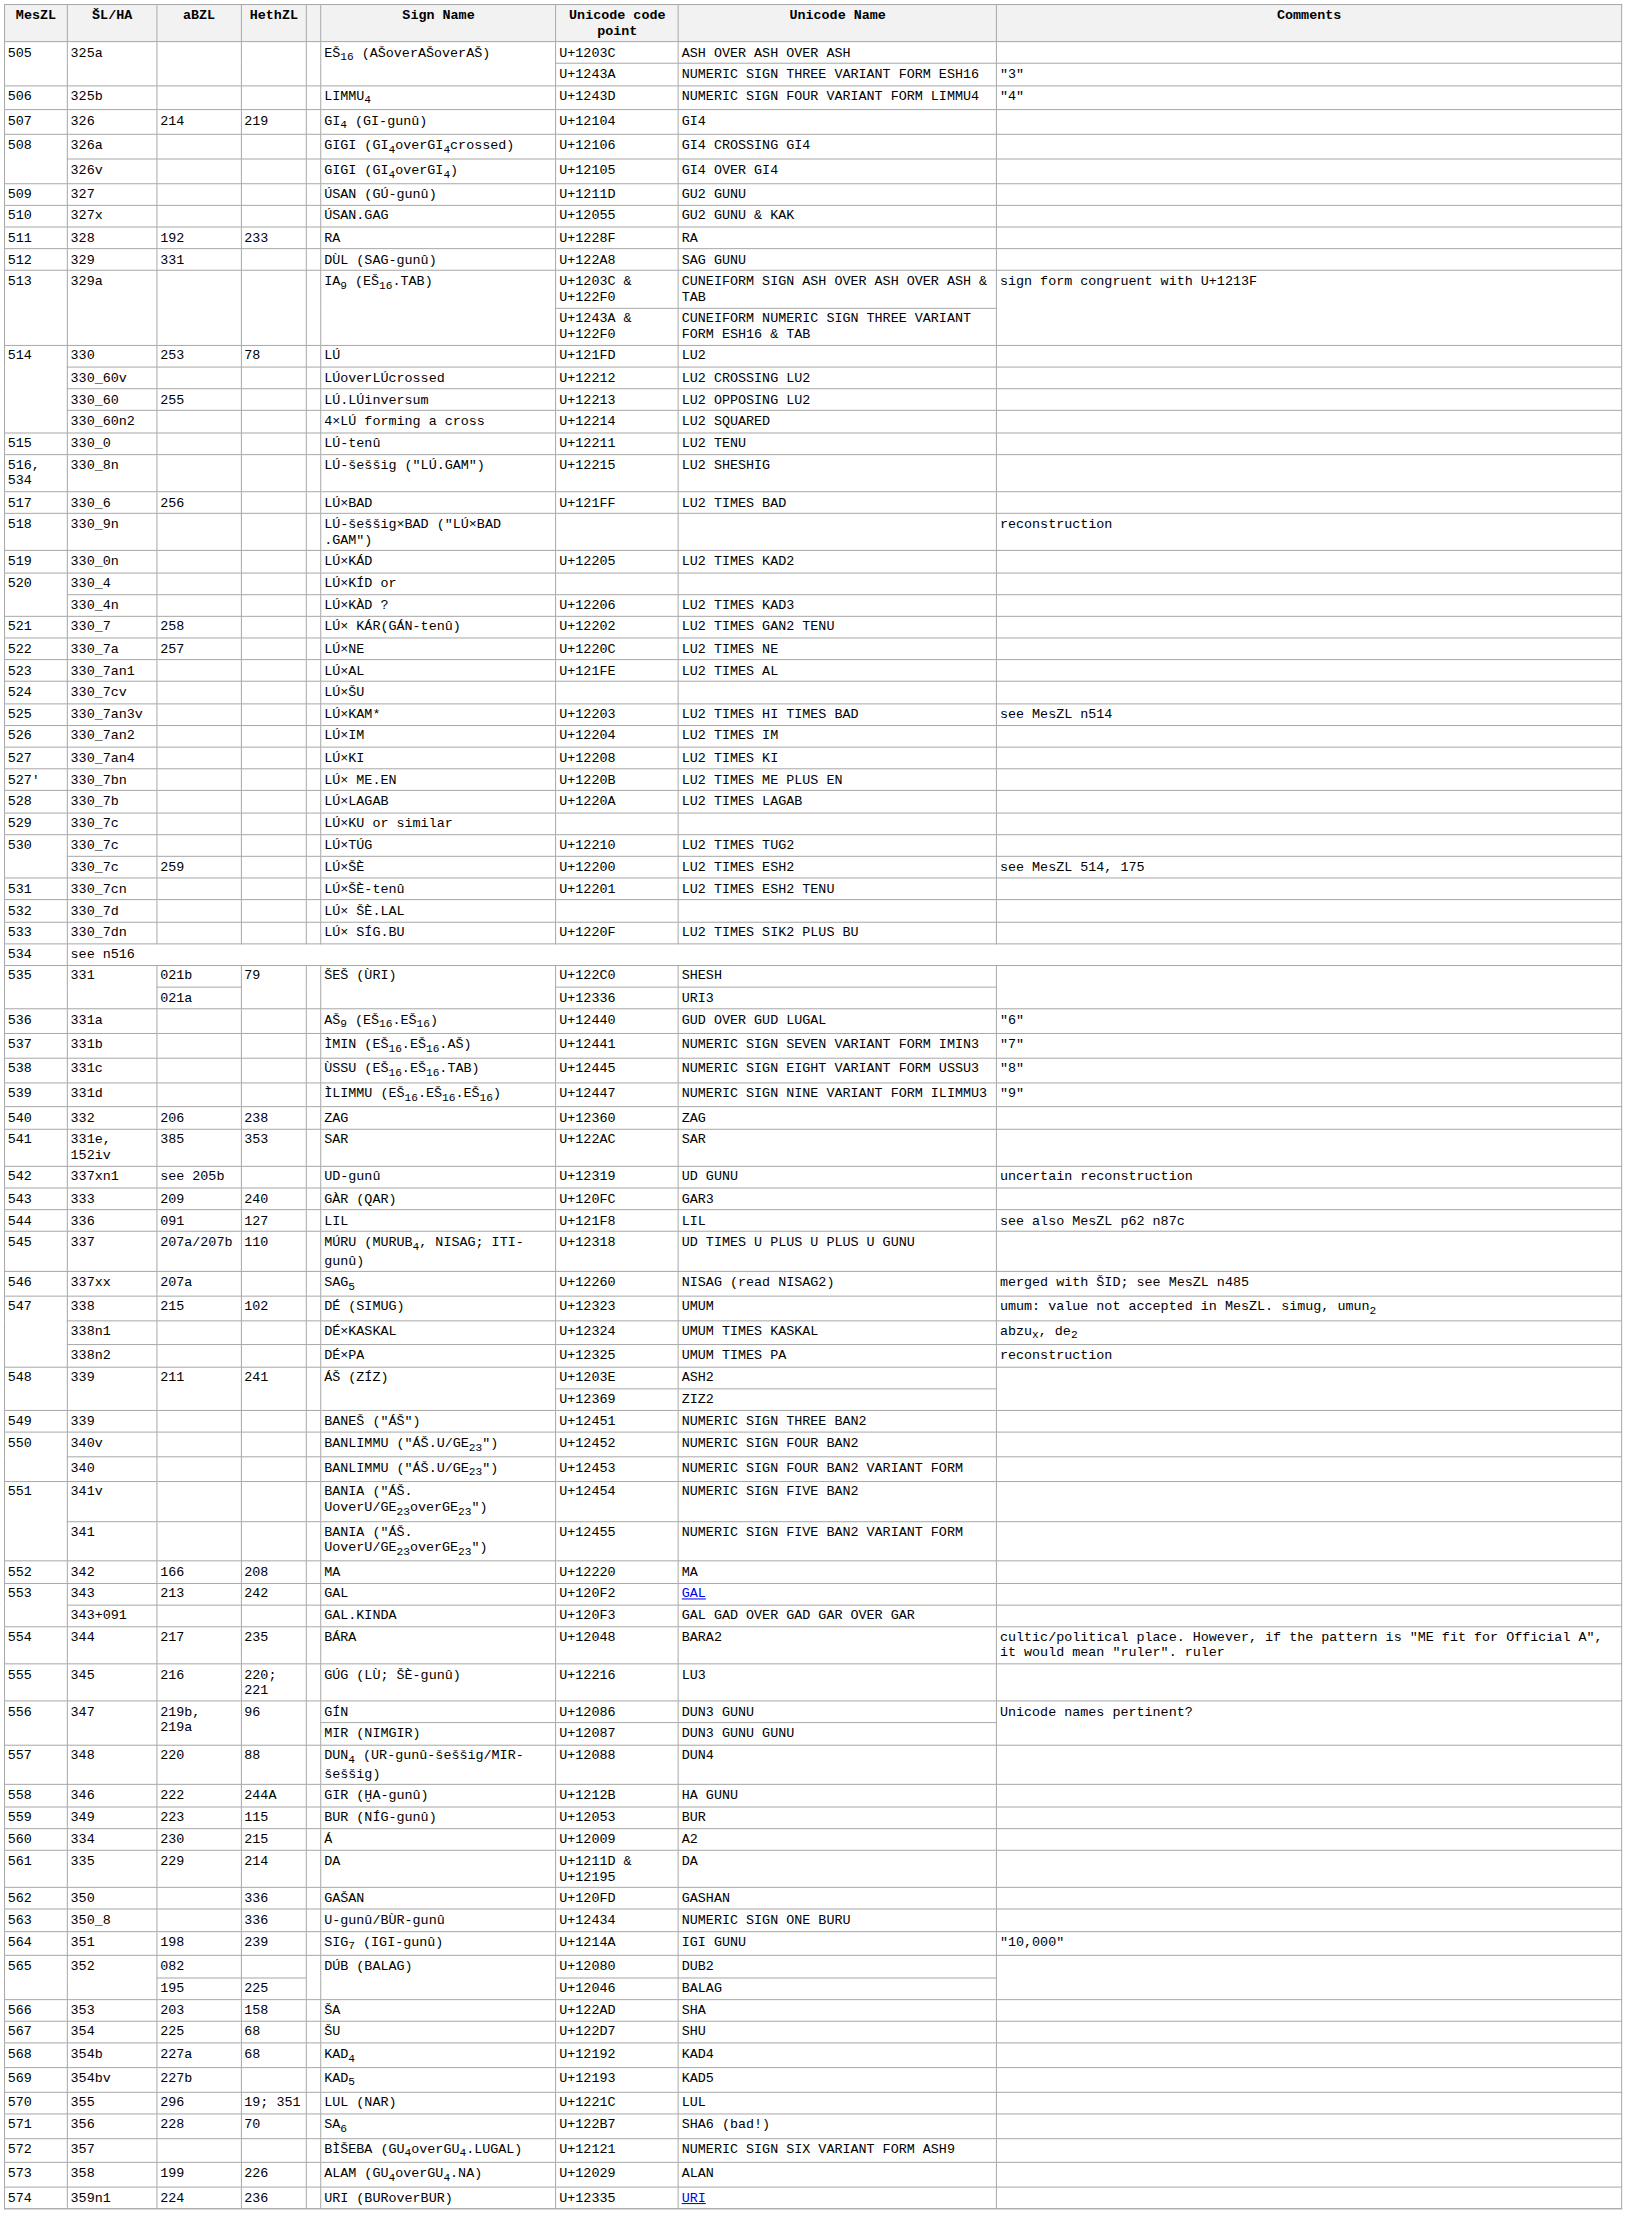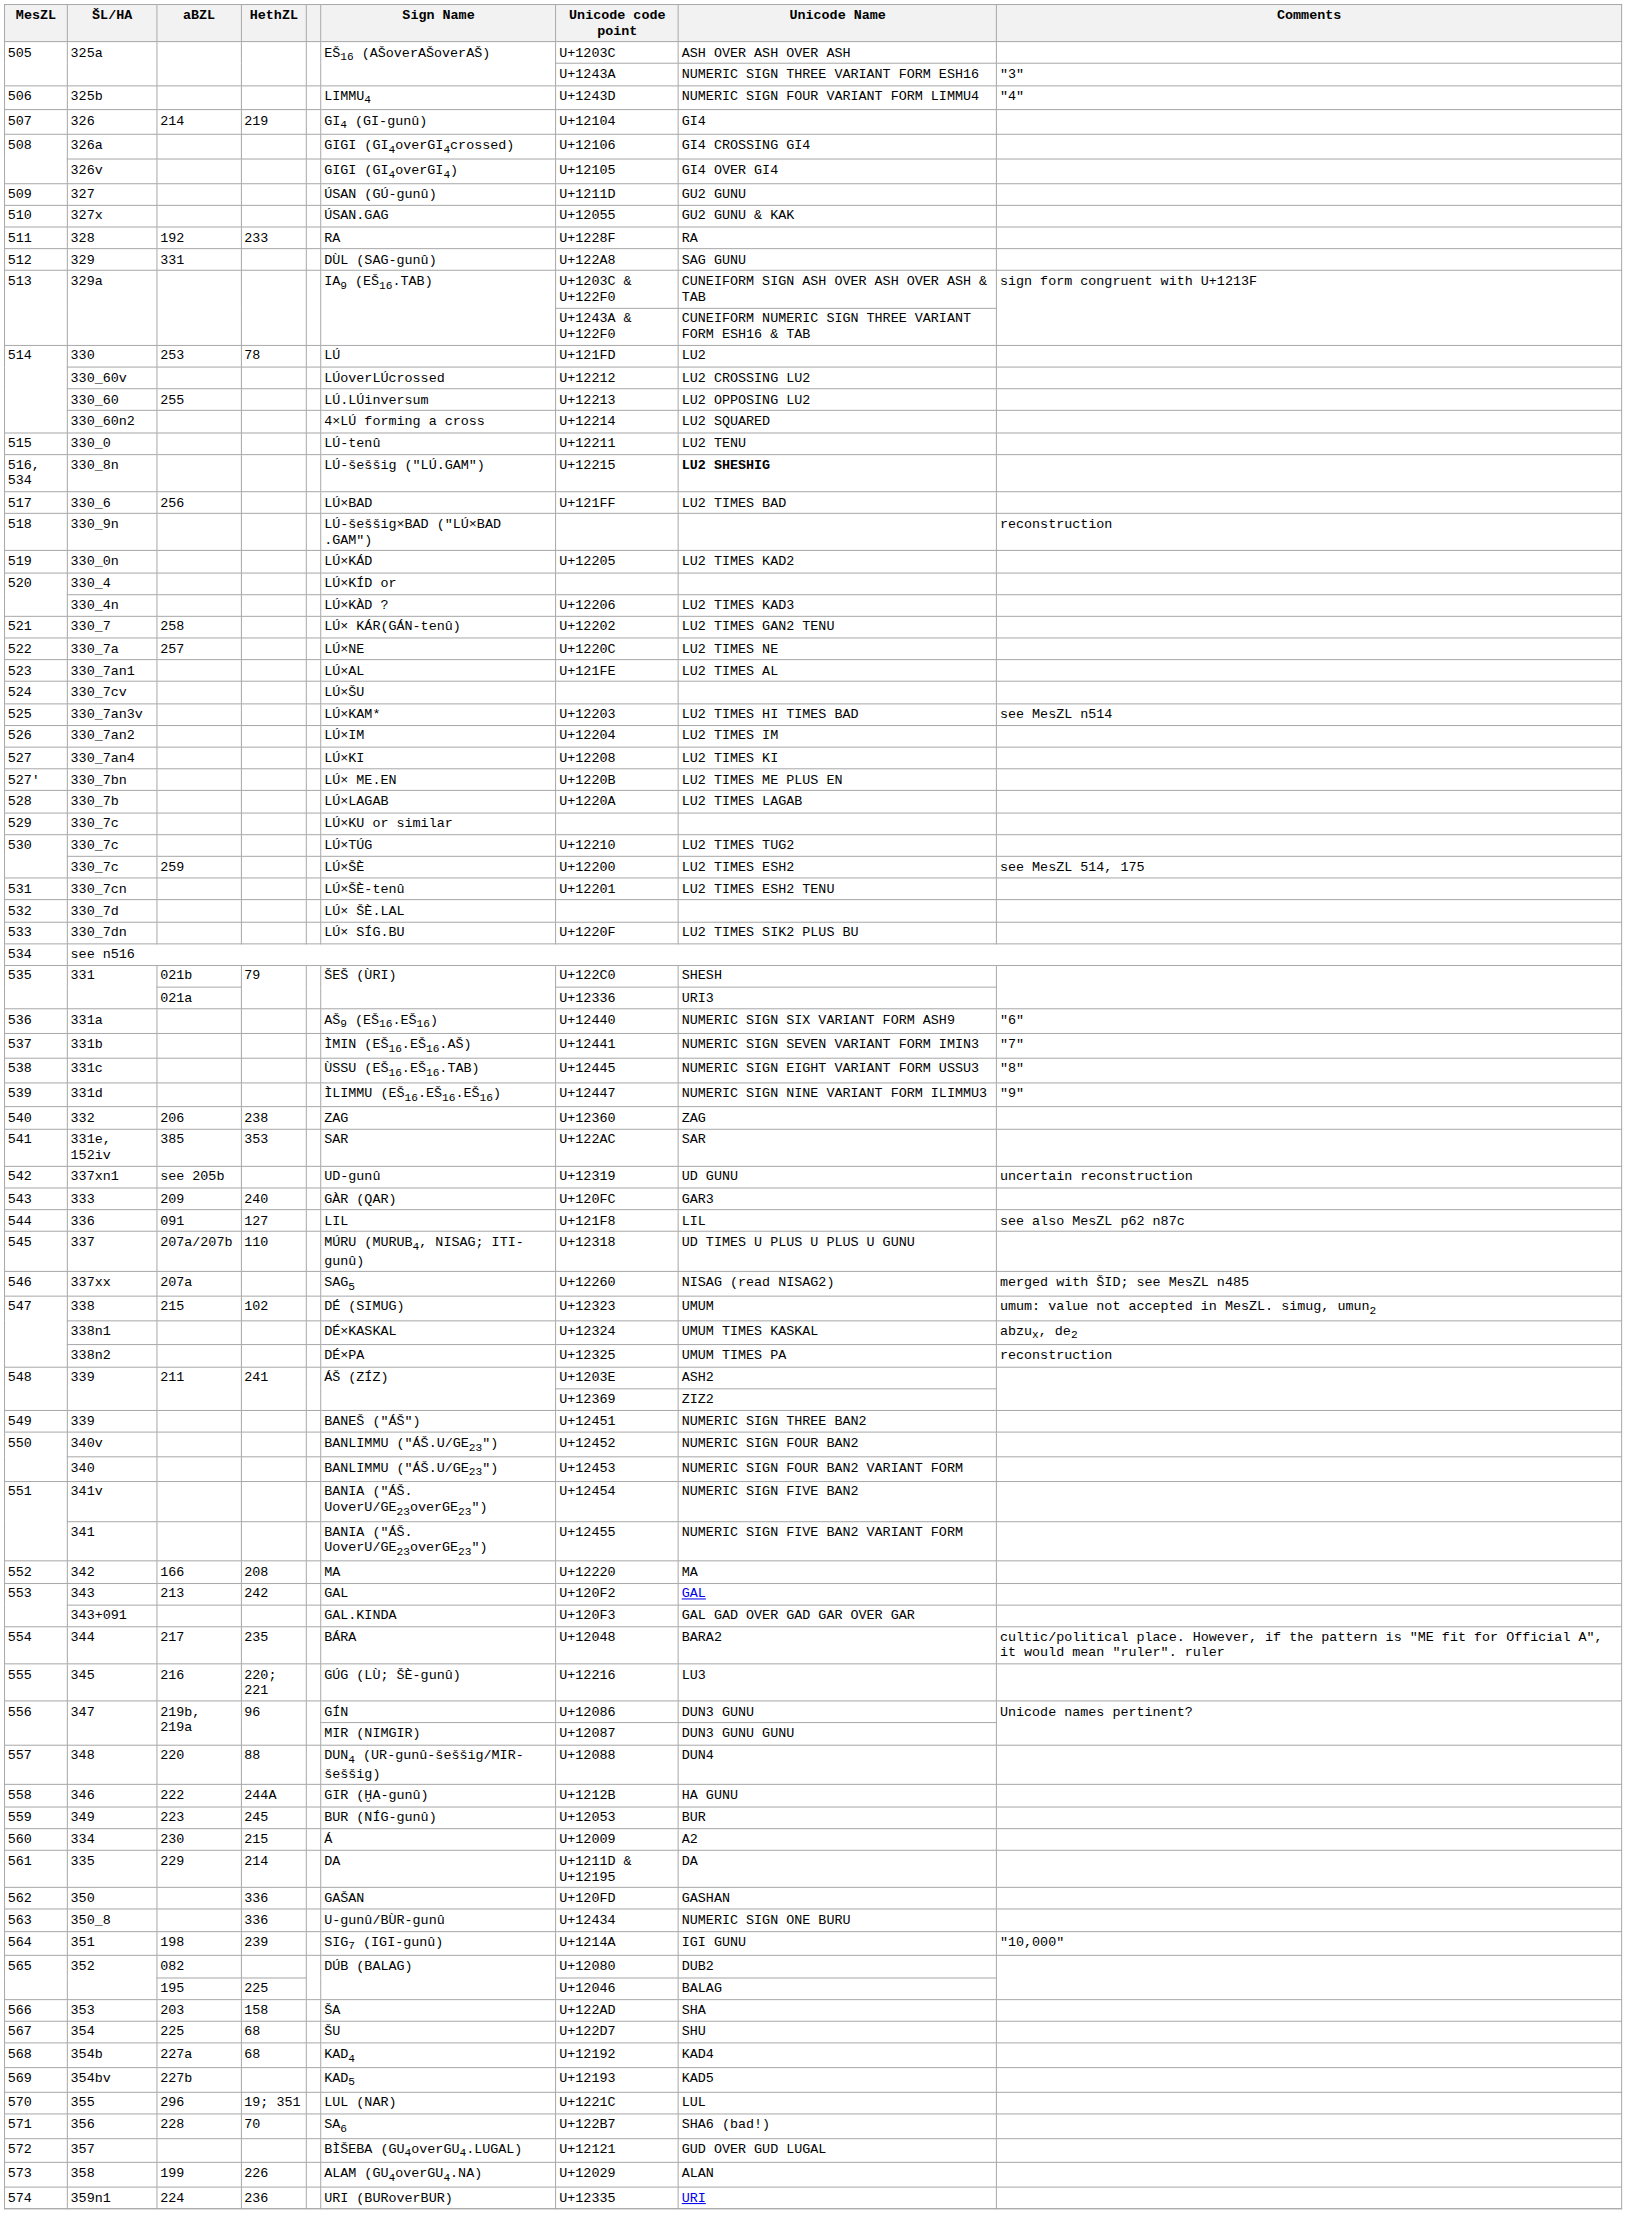(726, 465) normal -> (726, 465) bold
(754, 1020) GUD OVER GUD LUGAL -> (818, 1020) NUMERIC SIGN SIX VARIANT FORM ASH9
(256, 1818) 115 -> (256, 1818) 245
(818, 2149) NUMERIC SIGN SIX VARIANT FORM ASH9 -> (754, 2149) GUD OVER GUD LUGAL
